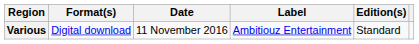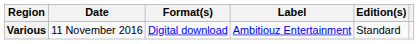columns swapped: (182, 13) <-> (91, 13)
